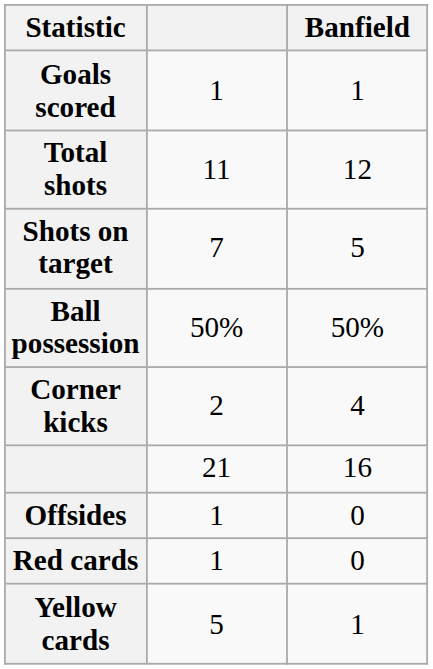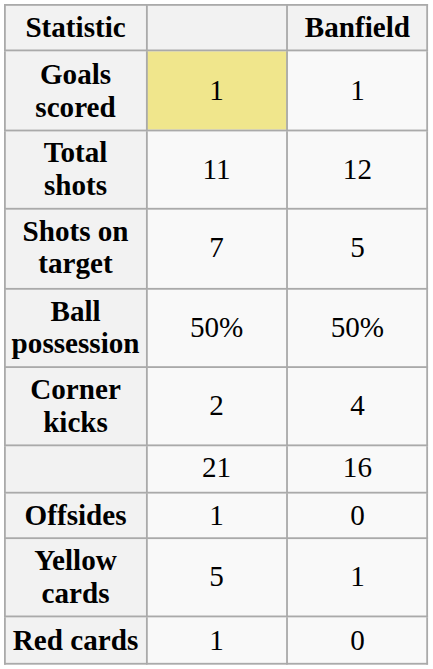(217, 90) no background -> (217, 90) khaki background
rows swapped: (76, 623) <-> (76, 560)
